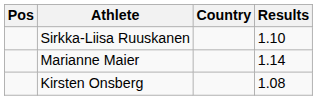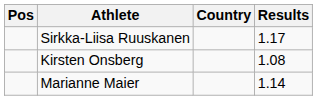(272, 38) 1.10 -> (272, 38) 1.17
rows swapped: (90, 60) <-> (92, 83)
